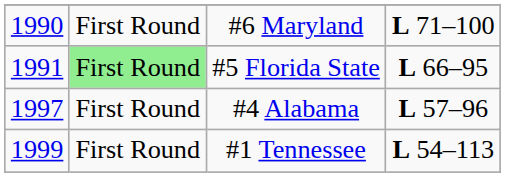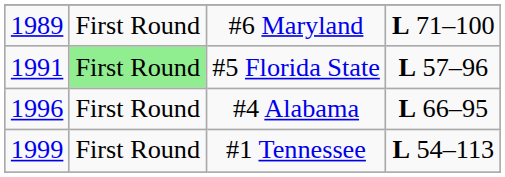(37, 25) 1990 -> (37, 25) 1989
(443, 66) L 66–95 -> (443, 66) L 57–96
(37, 108) 1997 -> (37, 108) 1996
(443, 108) L 57–96 -> (443, 108) L 66–95
